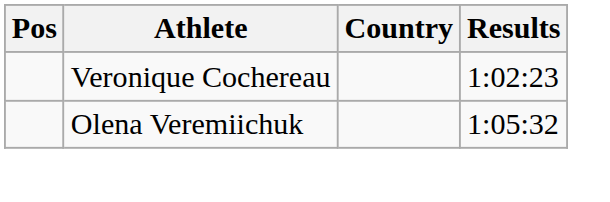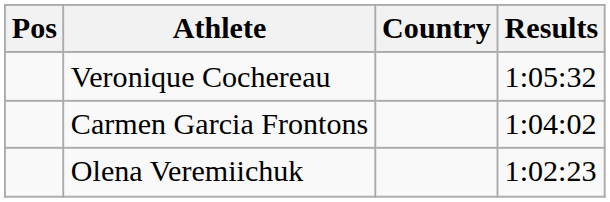(513, 76) 1:02:23 -> (551, 76) 1:05:32
+ row: (220, 123)
(513, 123) 1:05:32 -> (551, 171) 1:02:23
